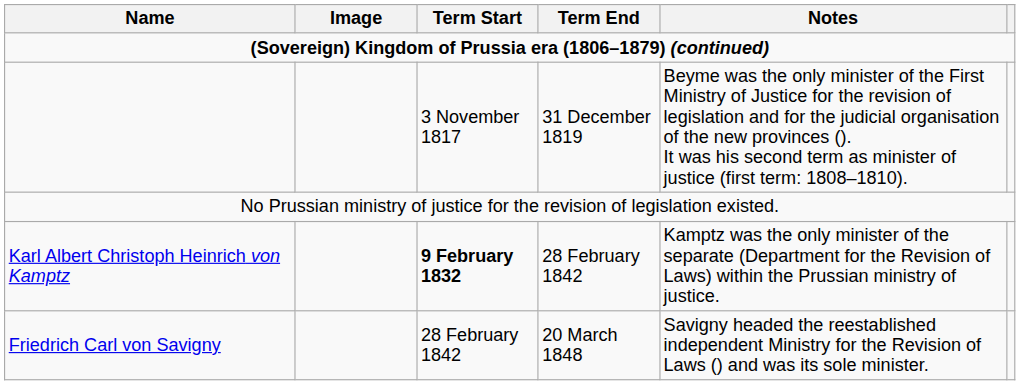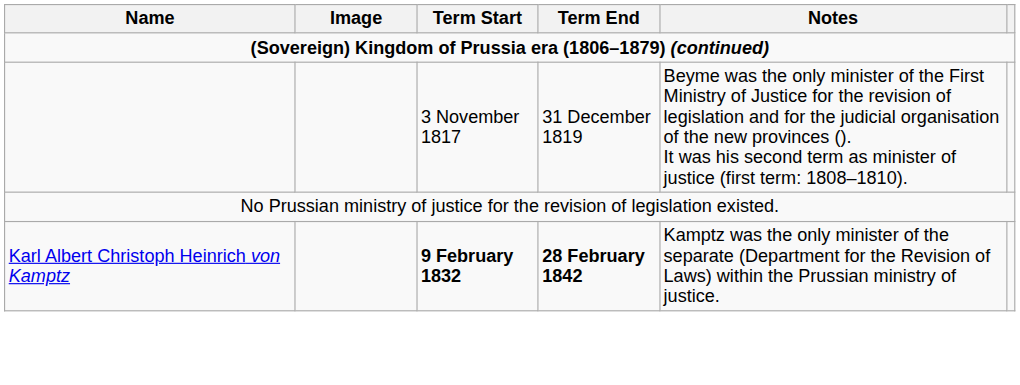(591, 265) normal -> (593, 265) bold
- row: (115, 345)
